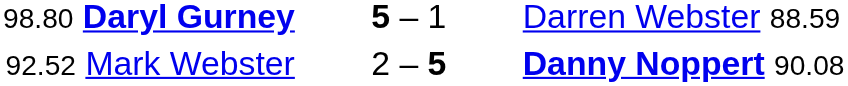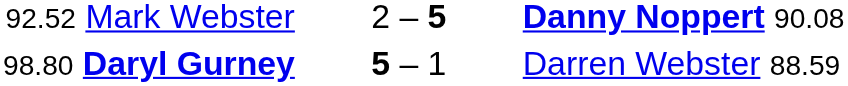rows swapped: (149, 17) <-> (150, 63)
